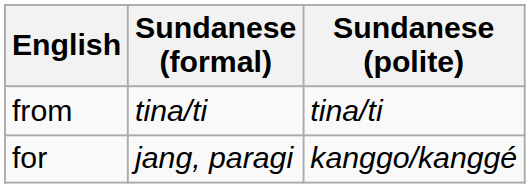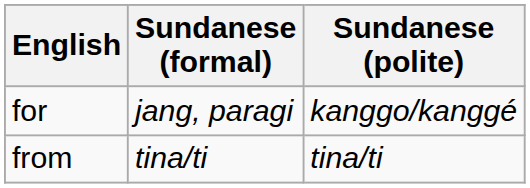rows swapped: (42, 110) <-> (30, 158)
